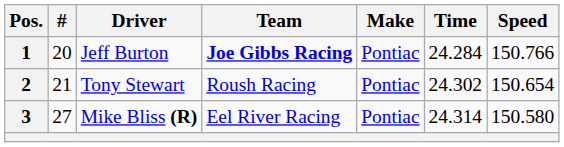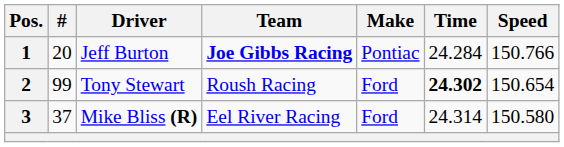(62, 84) 21 -> (62, 84) 99
(390, 84) Pontiac -> (380, 84) Ford
(455, 84) normal -> (455, 84) bold
(62, 116) 27 -> (62, 116) 37
(390, 116) Pontiac -> (380, 116) Ford
